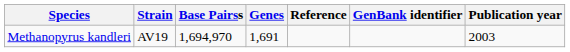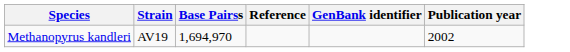- column: (267, 15)
(482, 36) 2003 -> (441, 36) 2002
